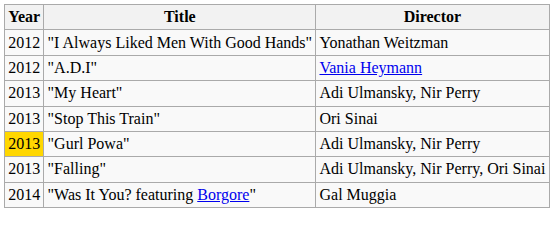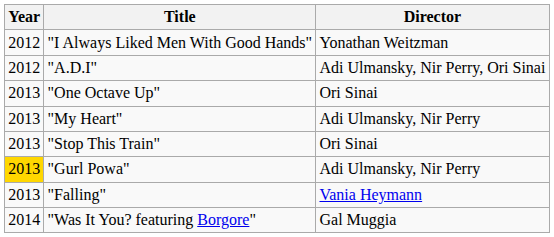(371, 67) Vania Heymann -> (432, 67) Adi Ulmansky, Nir Perry, Ori Sinai
+ row: (104, 93)
(432, 169) Adi Ulmansky, Nir Perry, Ori Sinai -> (371, 194) Vania Heymann
